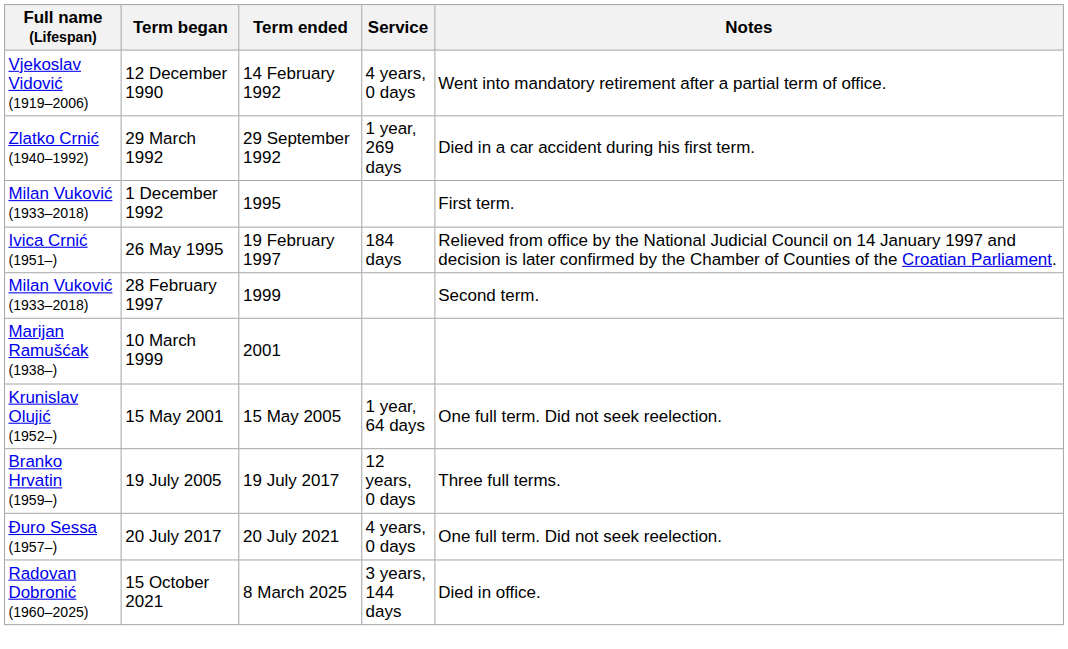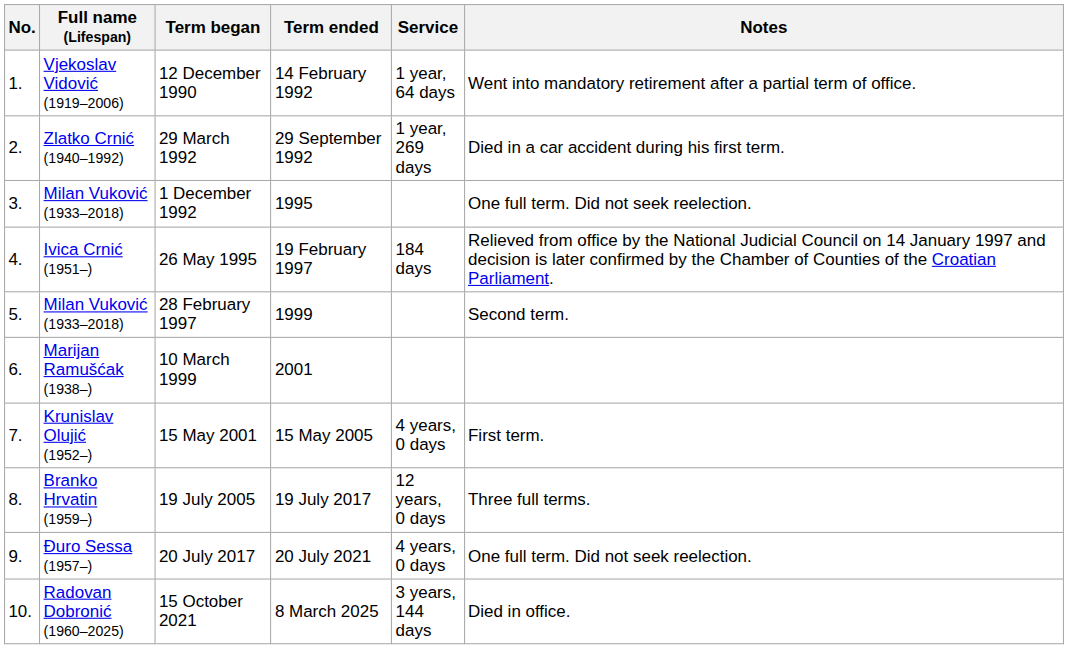+ column: (22, 27)
(396, 83) 4 years, 0 days -> (425, 83) 1 year, 64 days
(476, 203) First term. -> (610, 203) One full term. Did not seek reelection.
(395, 416) 1 year, 64 days -> (426, 435) 4 years, 0 days
(580, 416) One full term. Did not seek reelection. -> (506, 435) First term.
